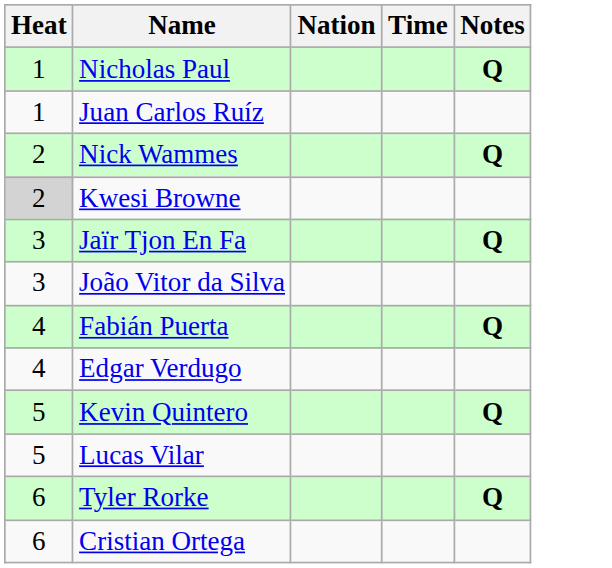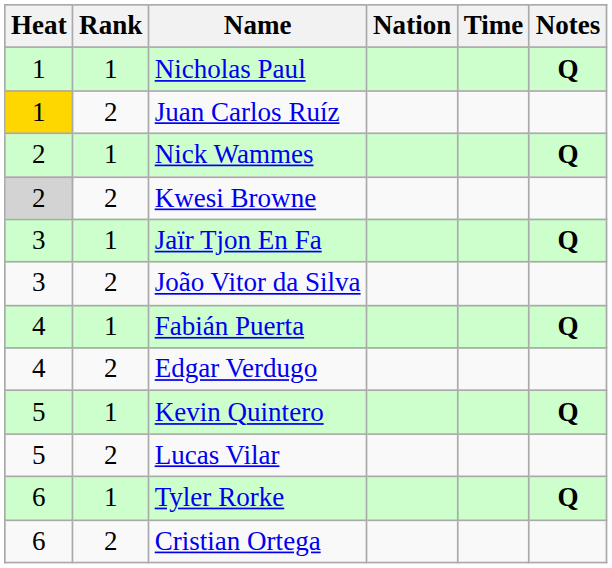+ column: (111, 25)
(39, 111) no background -> (39, 111) gold background
